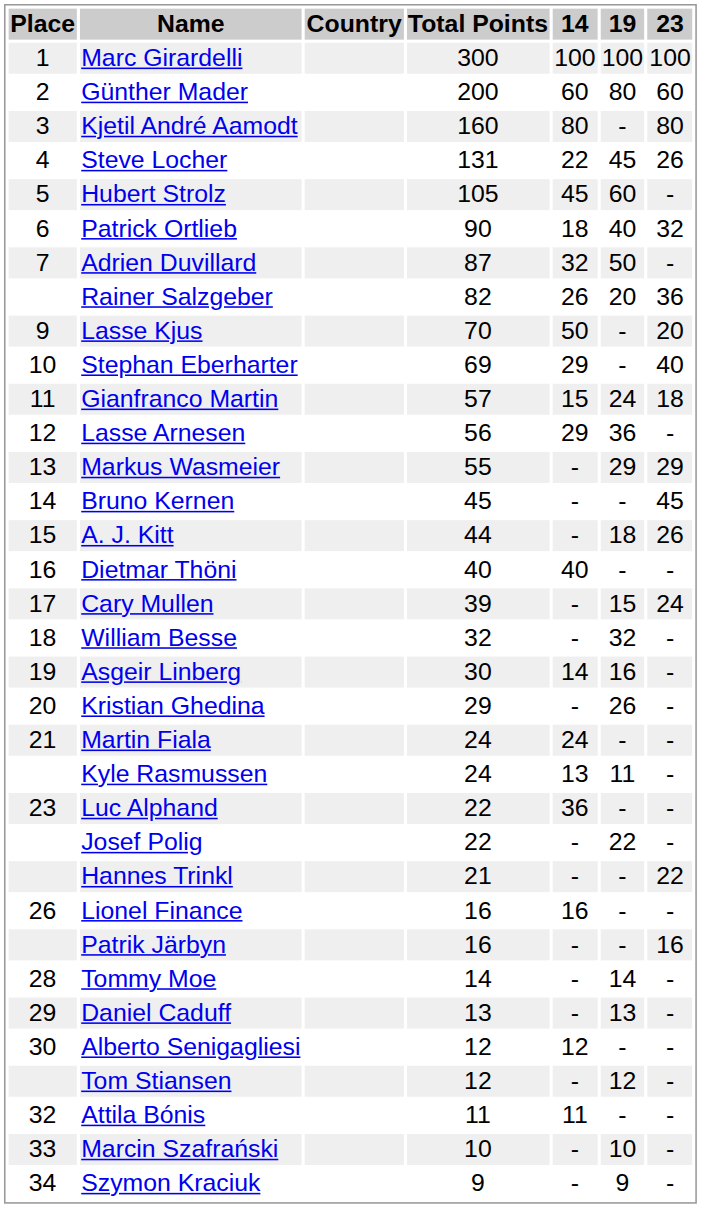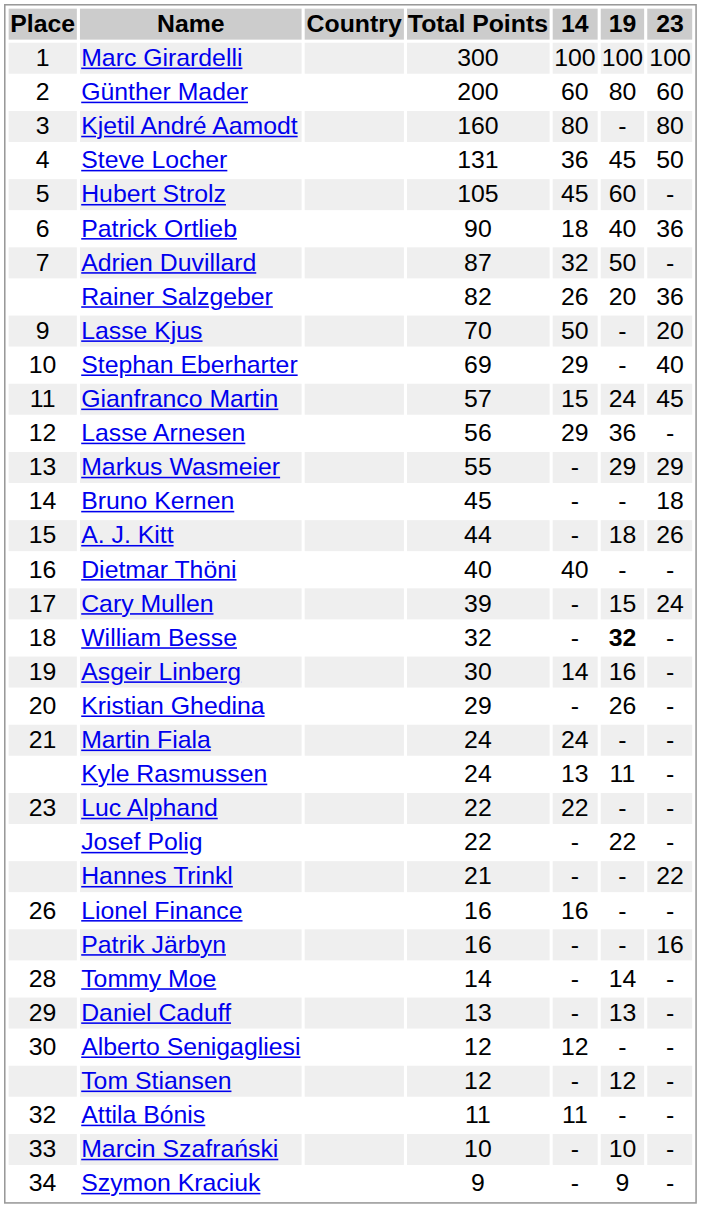(575, 160) 22 -> (575, 160) 36
(670, 160) 26 -> (670, 160) 50
(670, 228) 32 -> (670, 228) 36
(670, 398) 18 -> (670, 398) 45
(670, 501) 45 -> (670, 501) 18
(622, 637) normal -> (622, 637) bold
(575, 808) 36 -> (575, 808) 22
